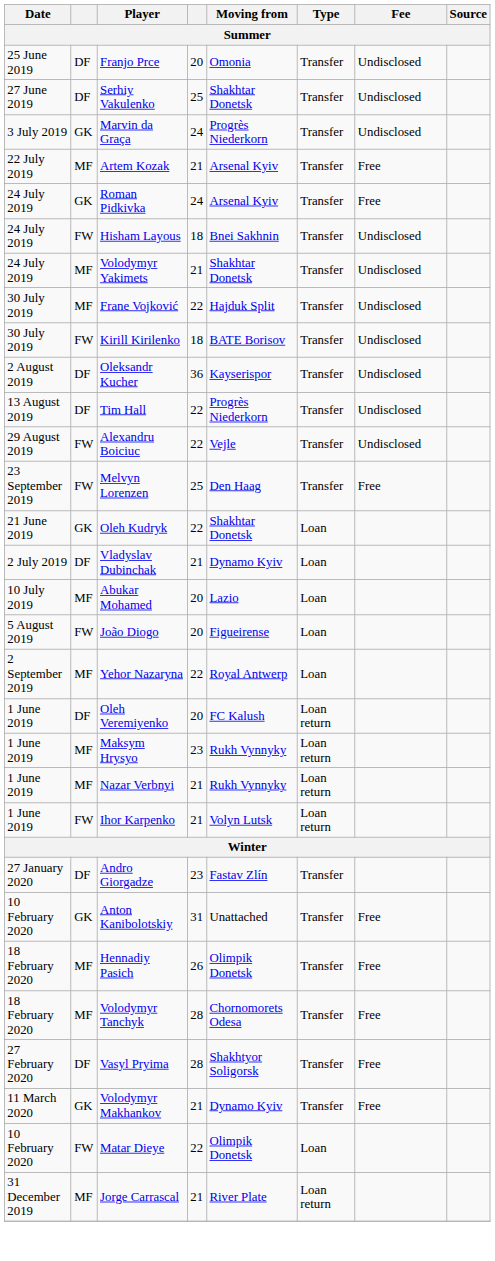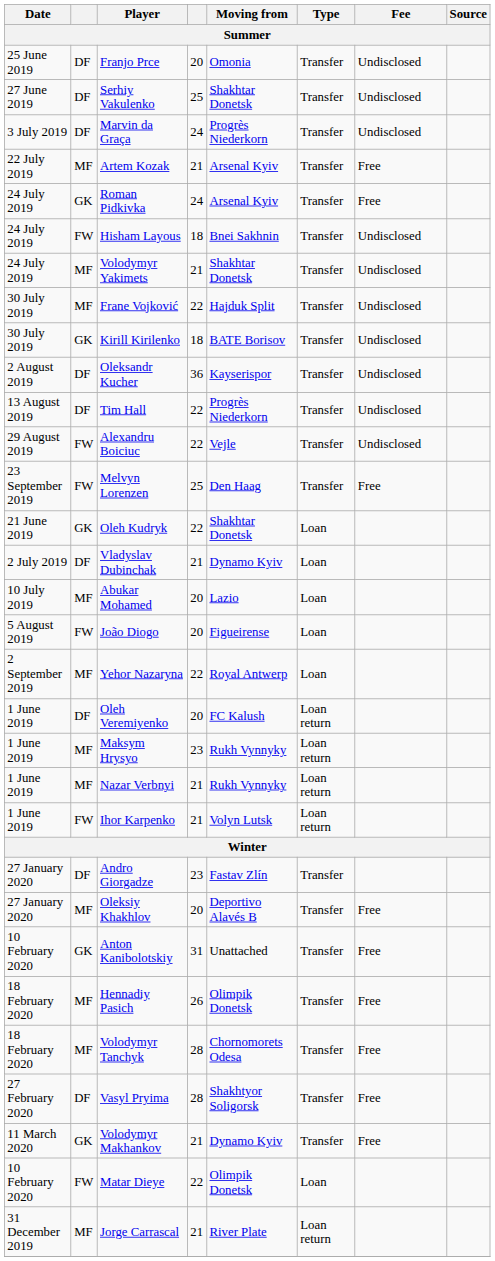(83, 131) GK -> (82, 131) DF
(84, 340) FW -> (83, 340) GK
+ row: (125, 909)
